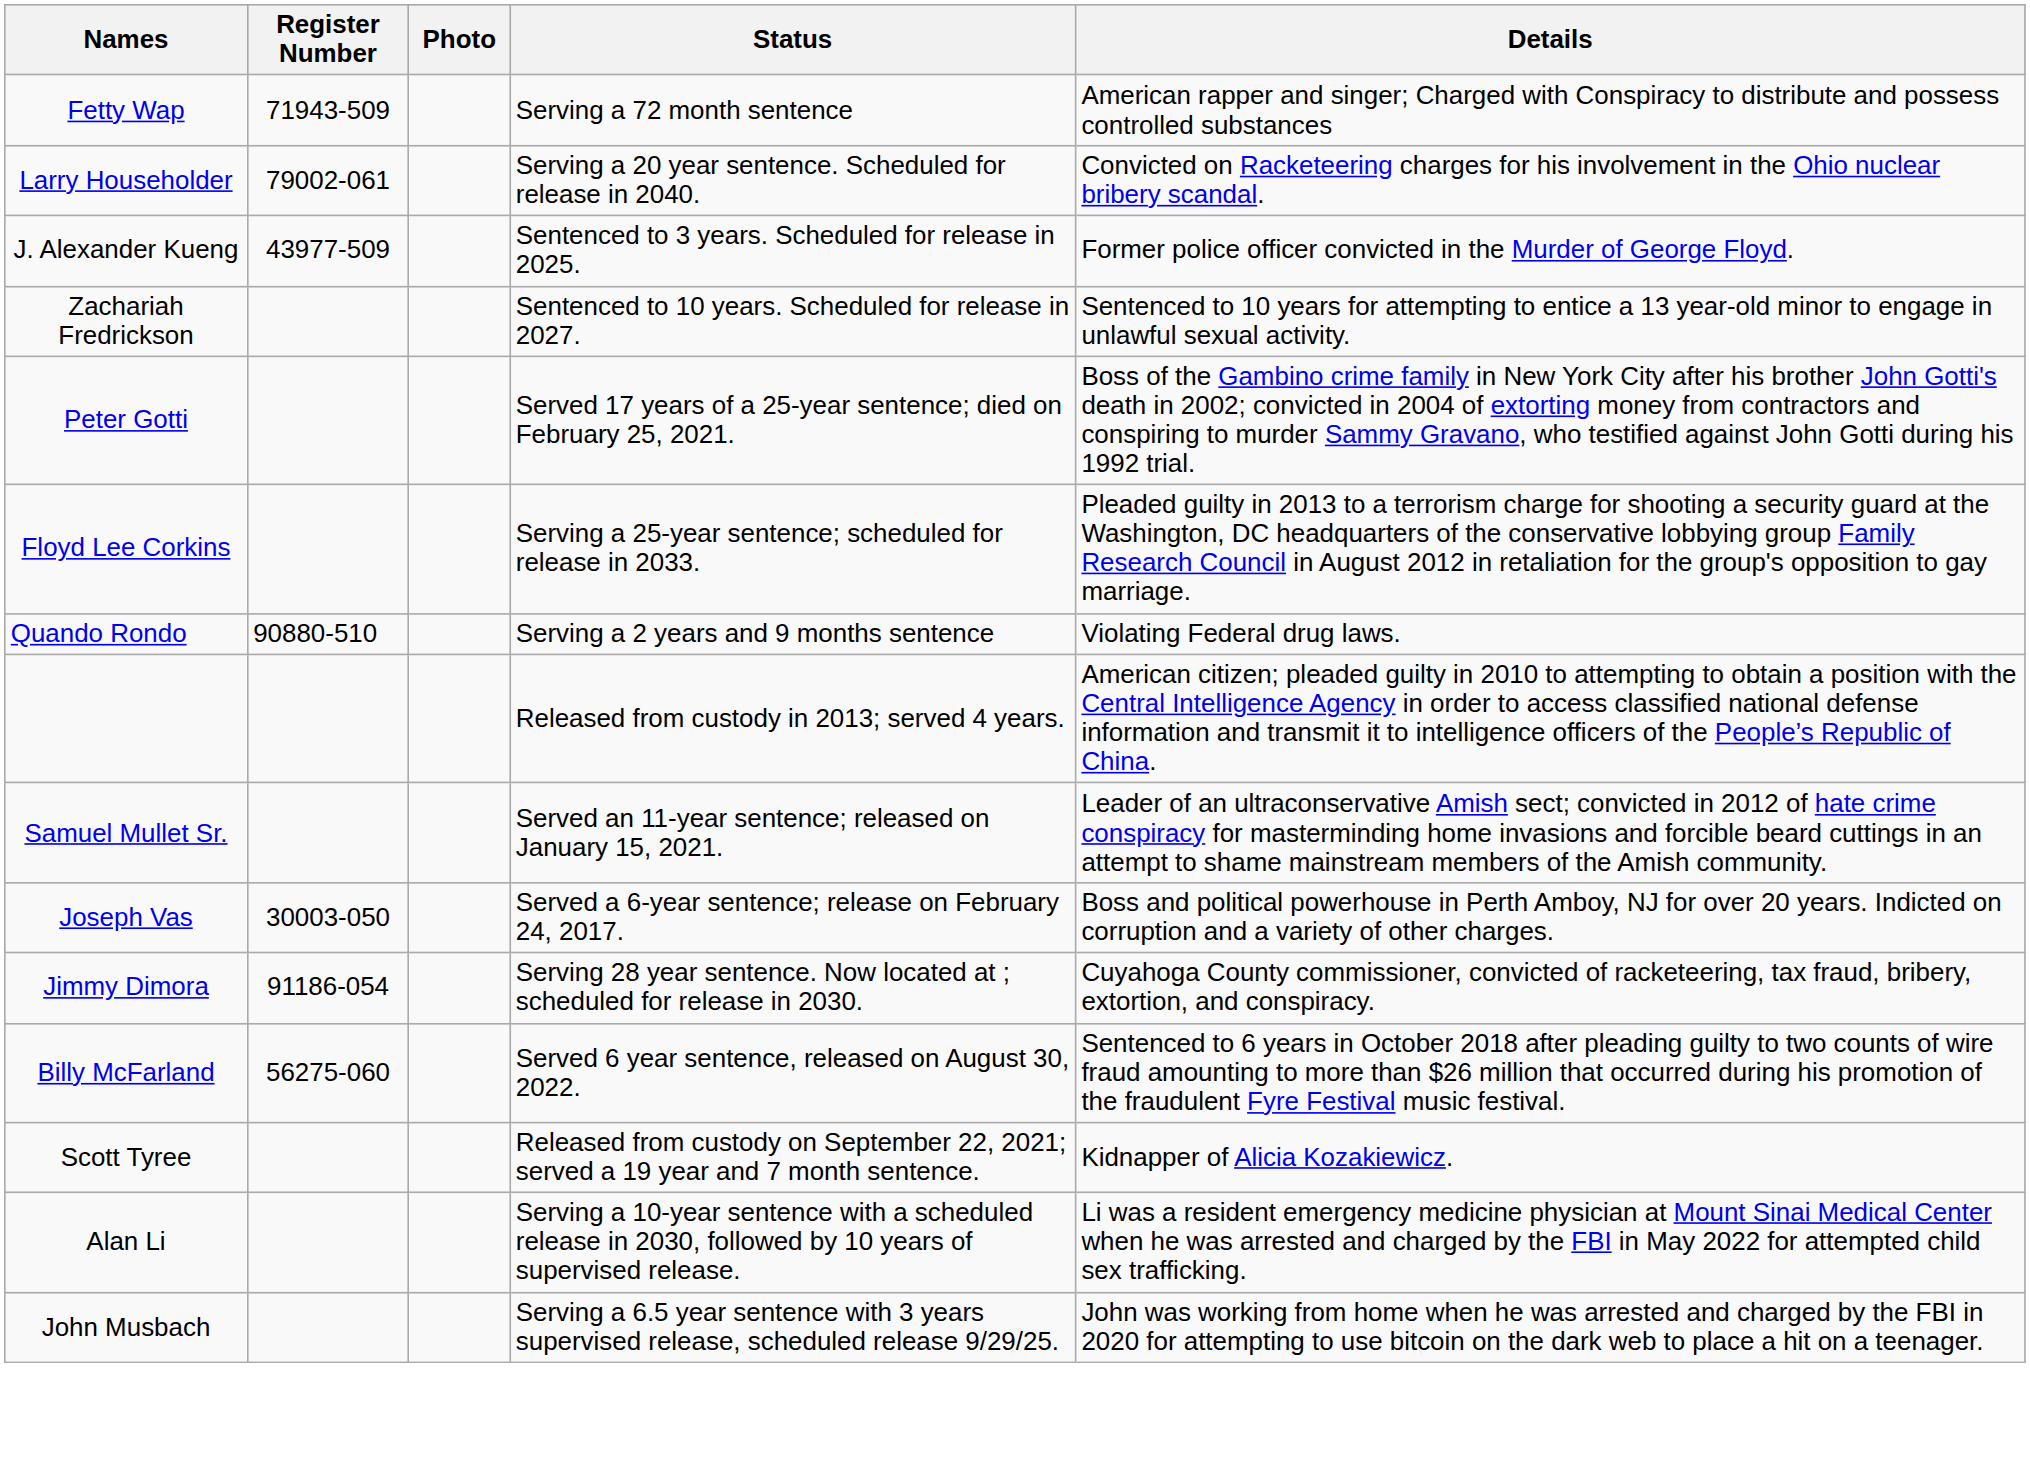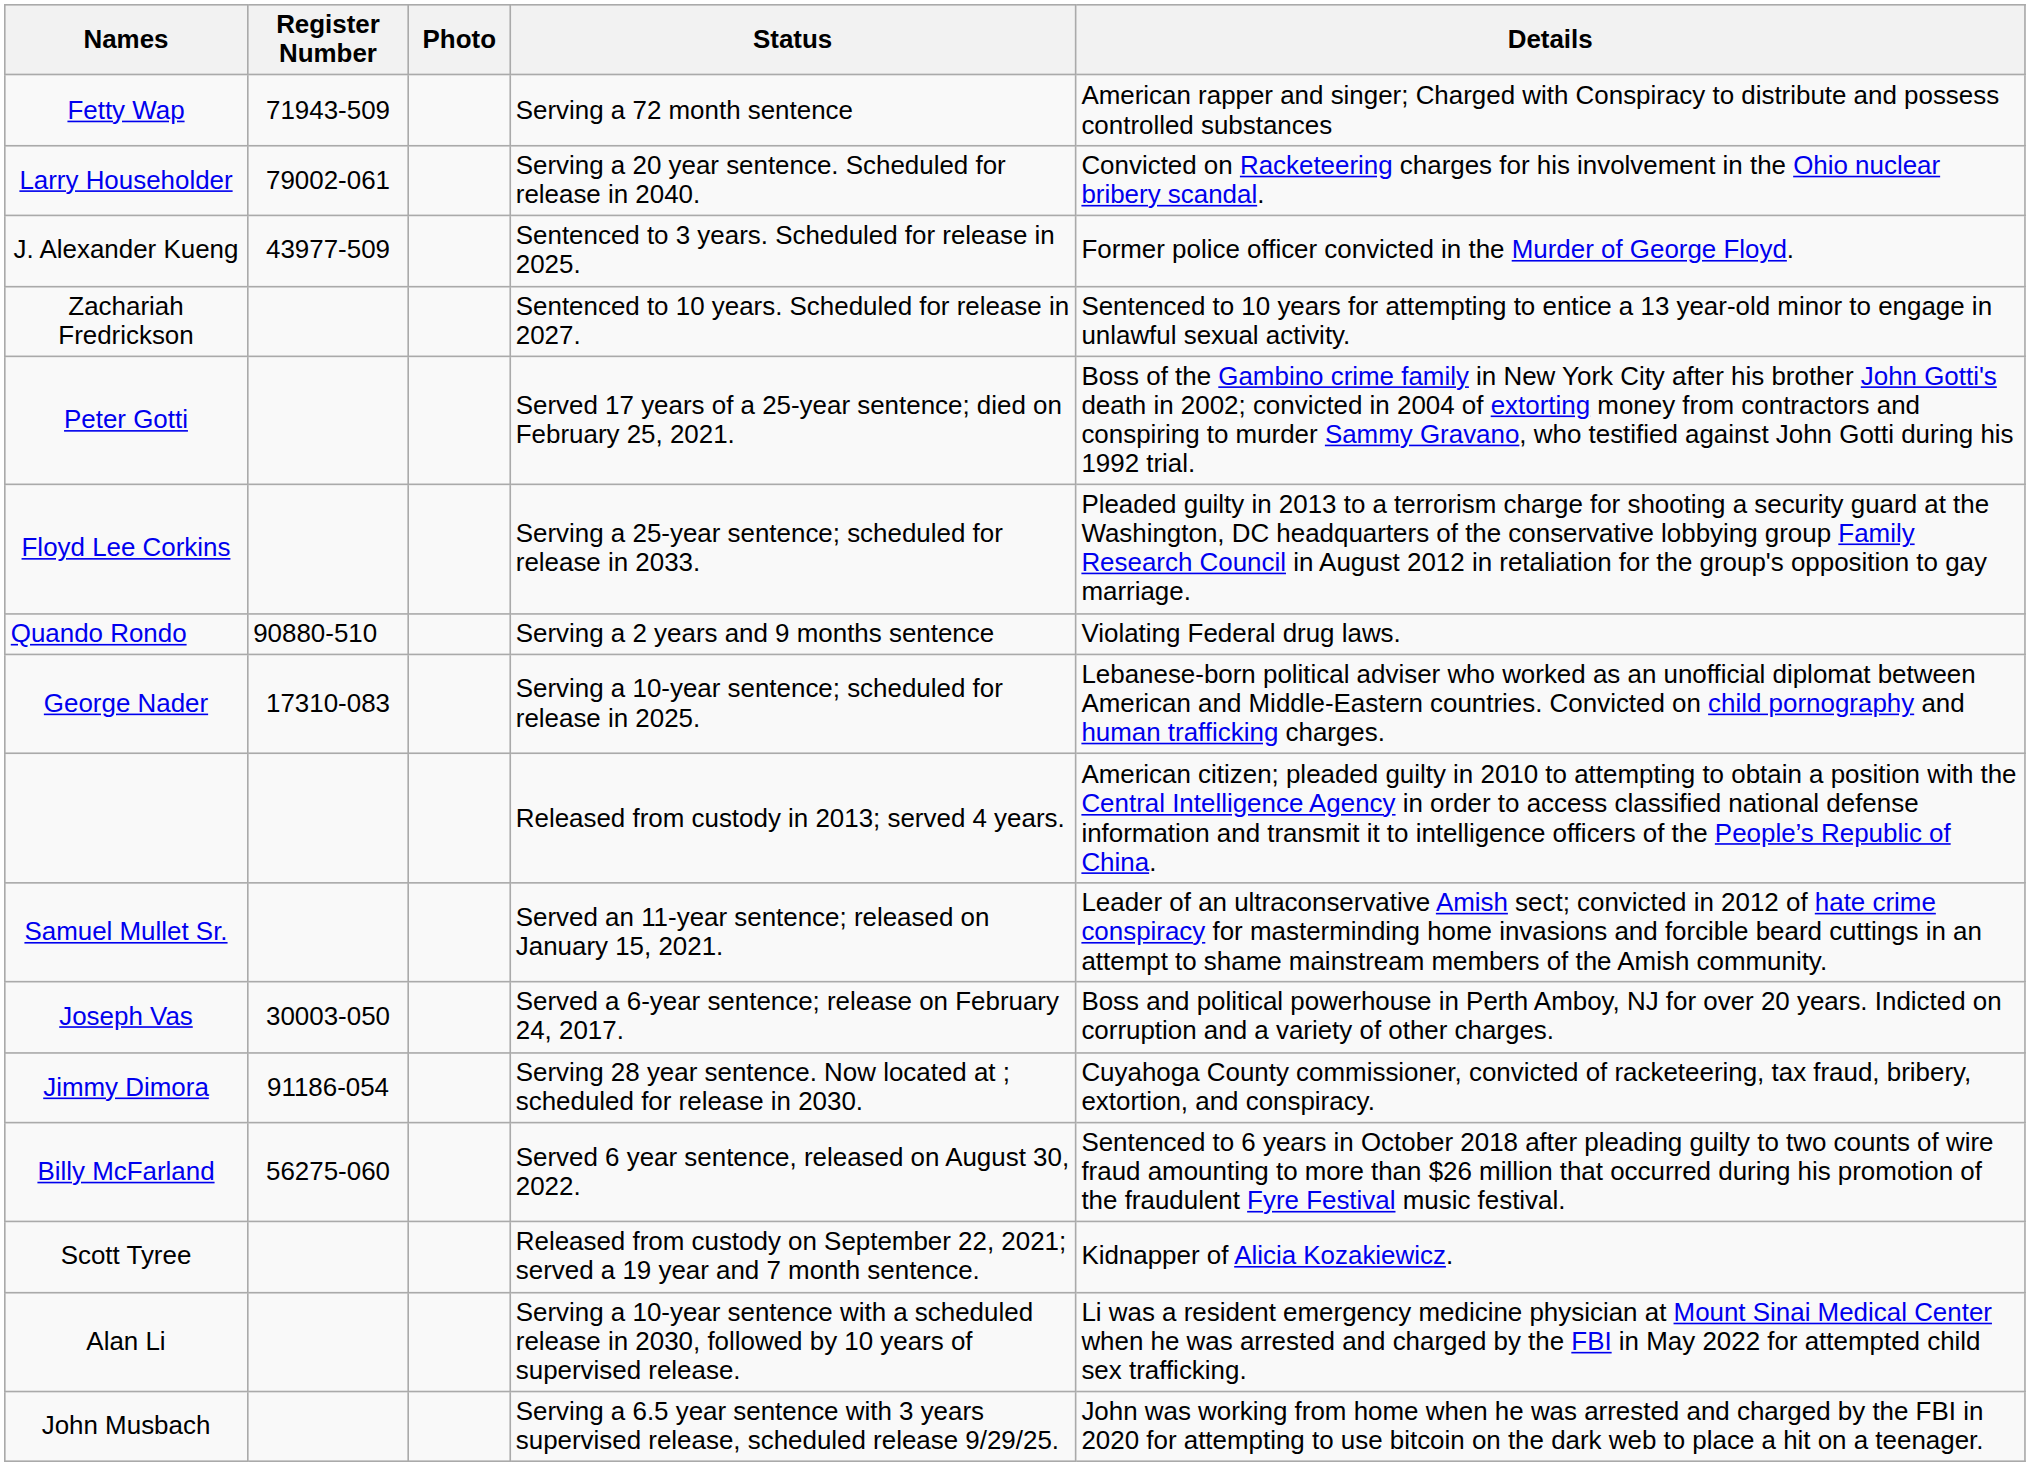+ row: (126, 703)
